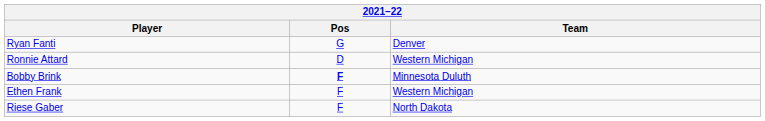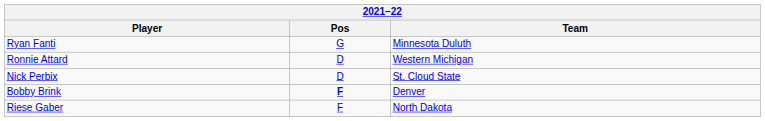(409, 44) Denver -> (432, 44) Minnesota Duluth
+ row: (32, 76)
(432, 76) Minnesota Duluth -> (409, 92) Denver
- row: (34, 92)
